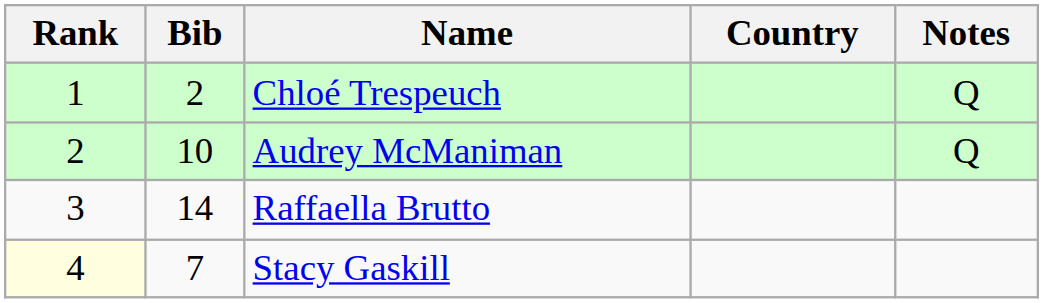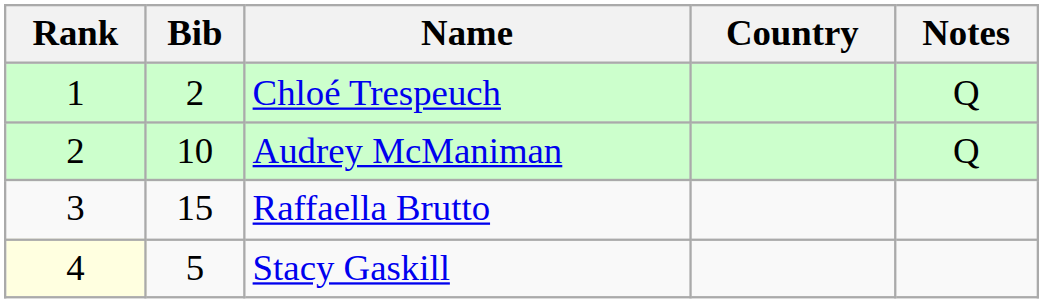(195, 208) 14 -> (195, 208) 15
(195, 267) 7 -> (195, 267) 5
